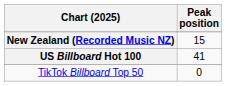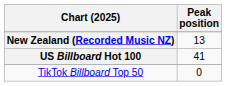(199, 40) 15 -> (199, 40) 13
